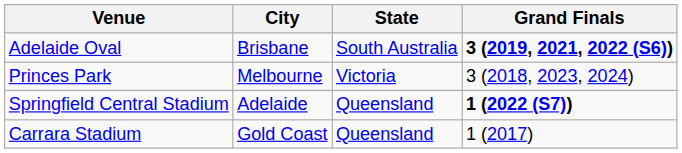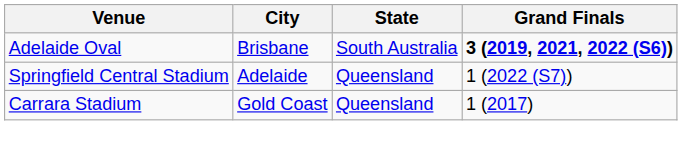- row: (60, 76)
(519, 104) bold -> (519, 76) normal
